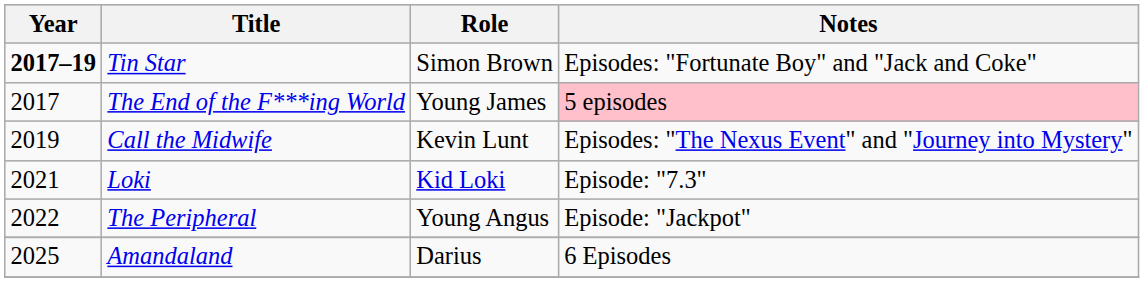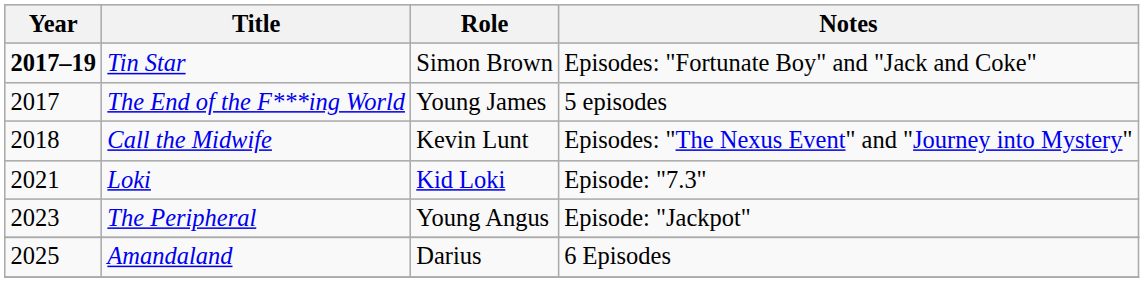(616, 101) pink background -> (616, 101) no background
(35, 140) 2019 -> (35, 140) 2018
(35, 218) 2022 -> (35, 218) 2023
